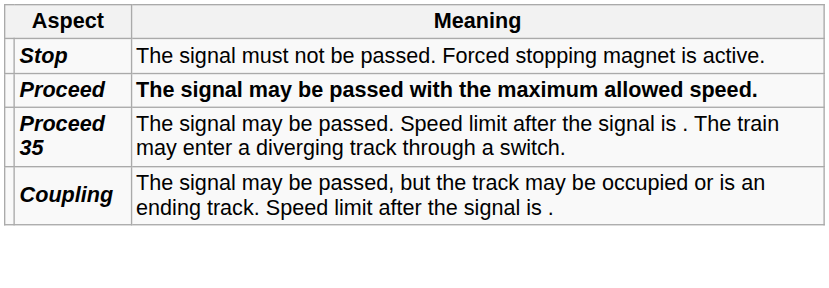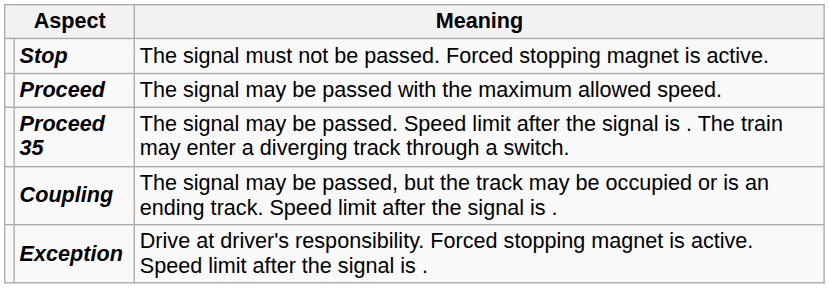(447, 90) bold -> (431, 90) normal
+ row: (71, 253)
